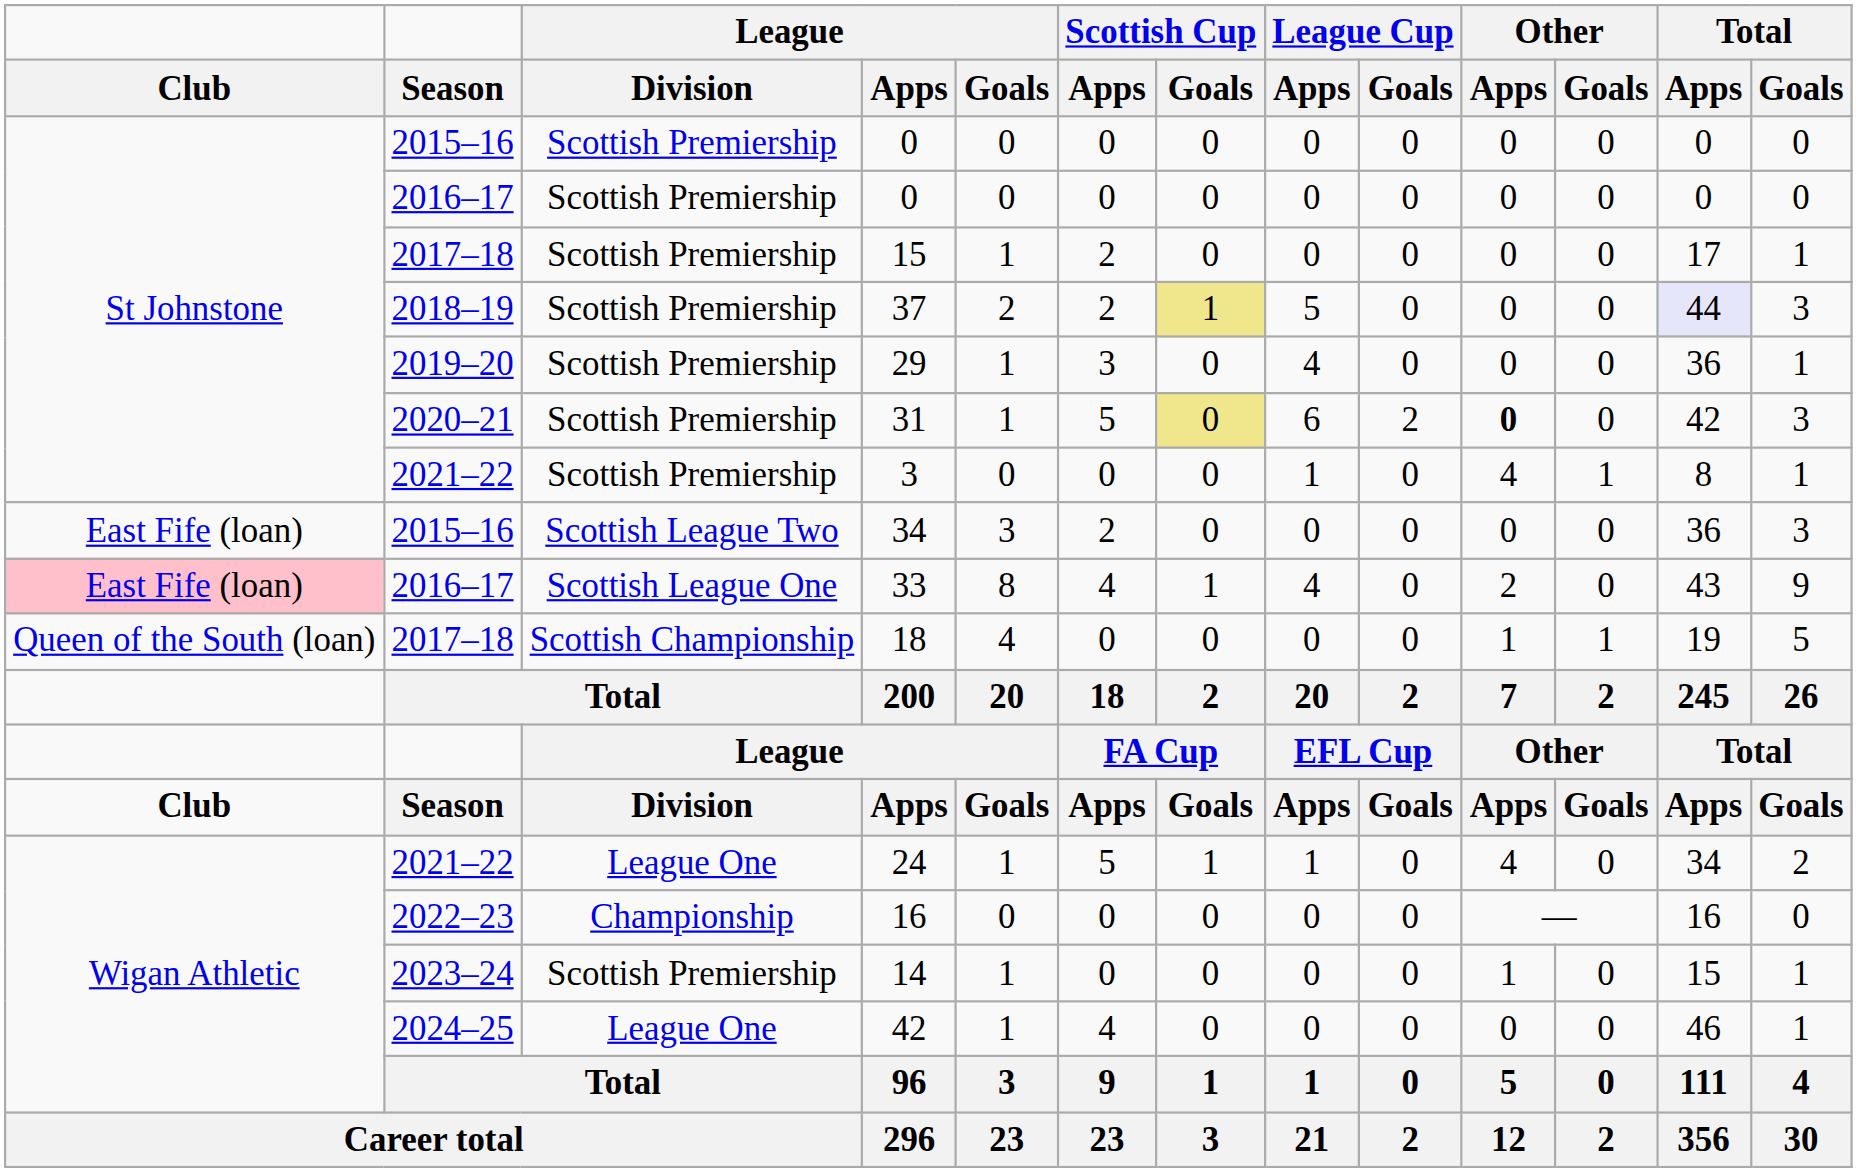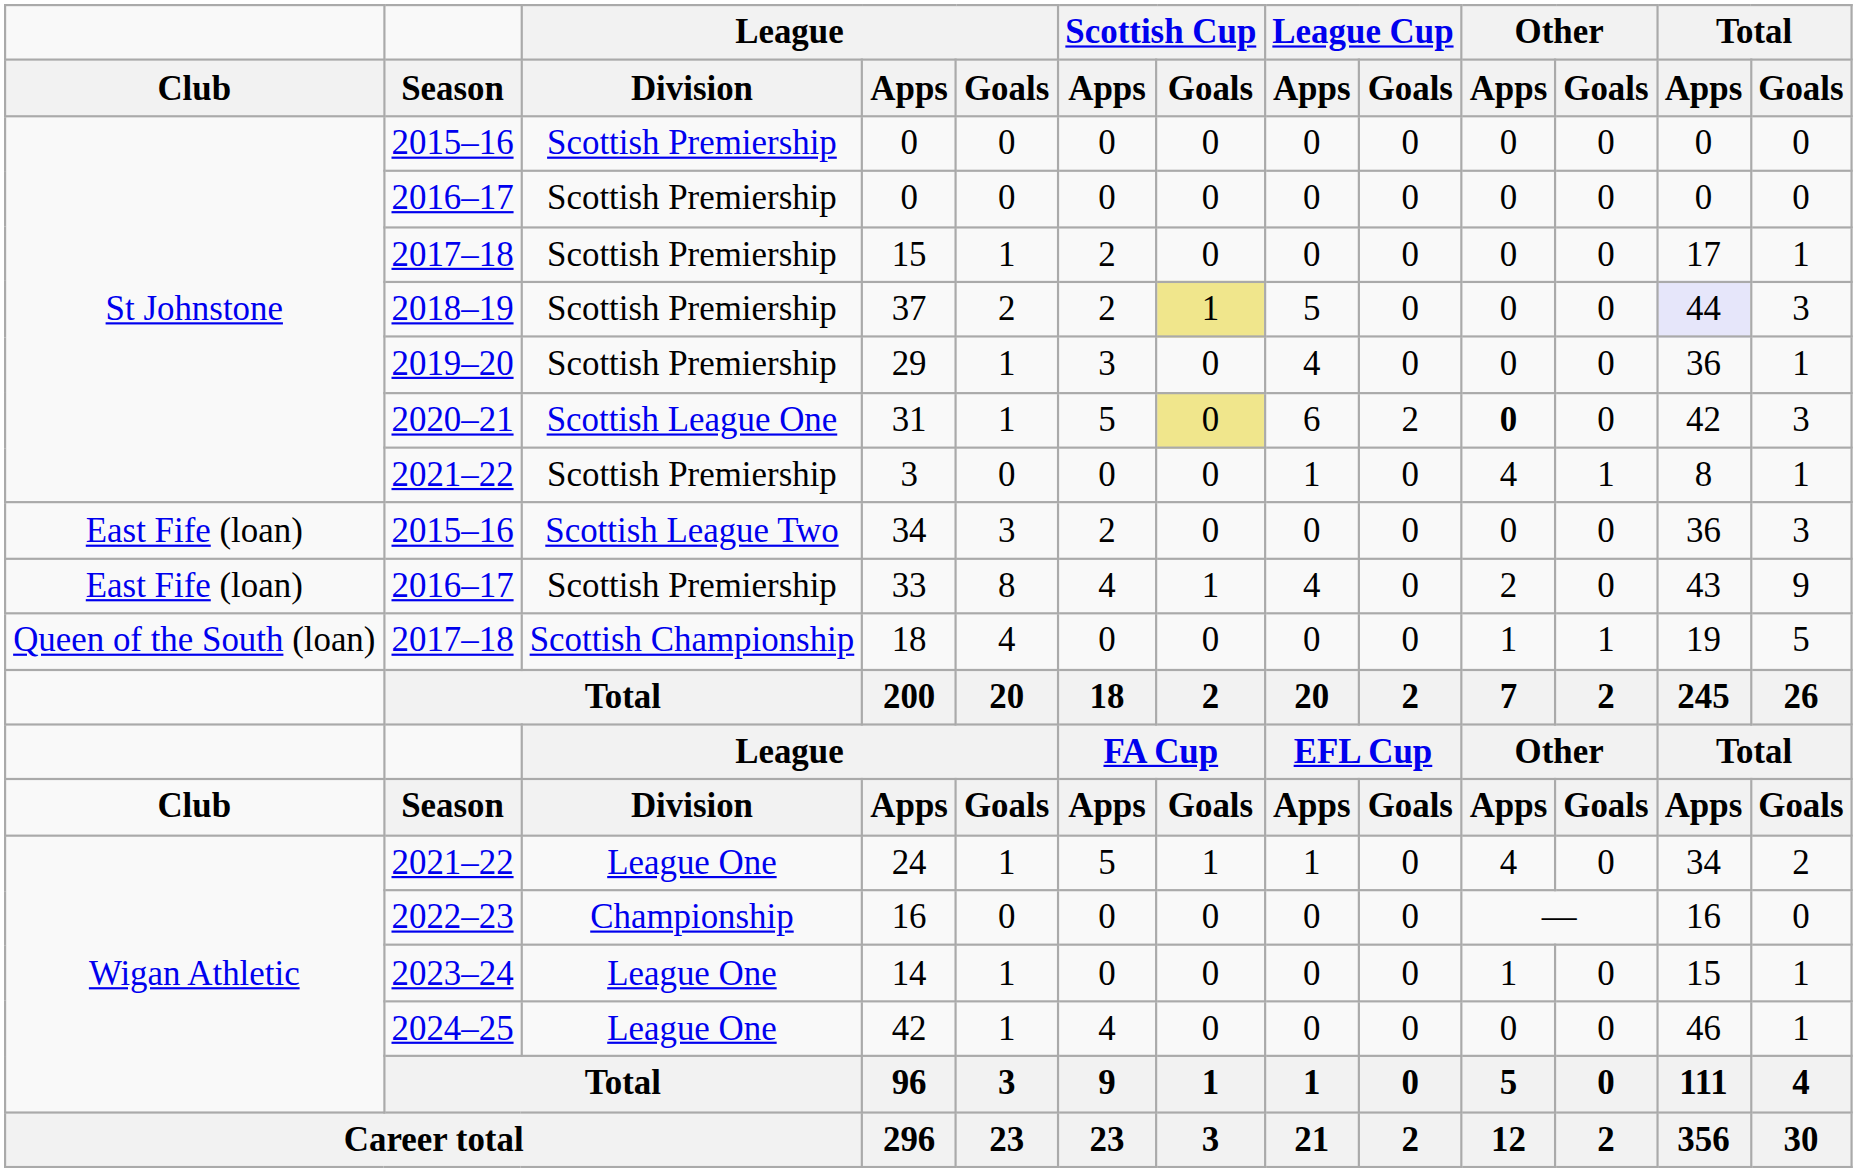(692, 419) Scottish Premiership -> (692, 419) Scottish League One
(194, 585) pink background -> (194, 585) no background
(692, 585) Scottish League One -> (692, 585) Scottish Premiership
(692, 972) Scottish Premiership -> (692, 972) League One
